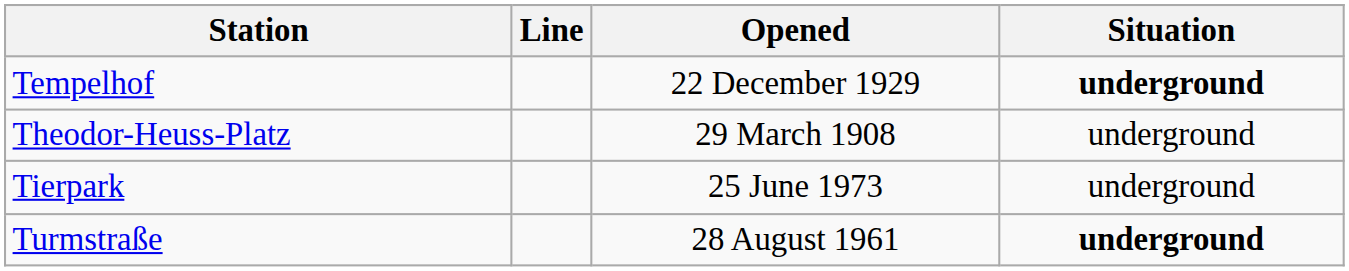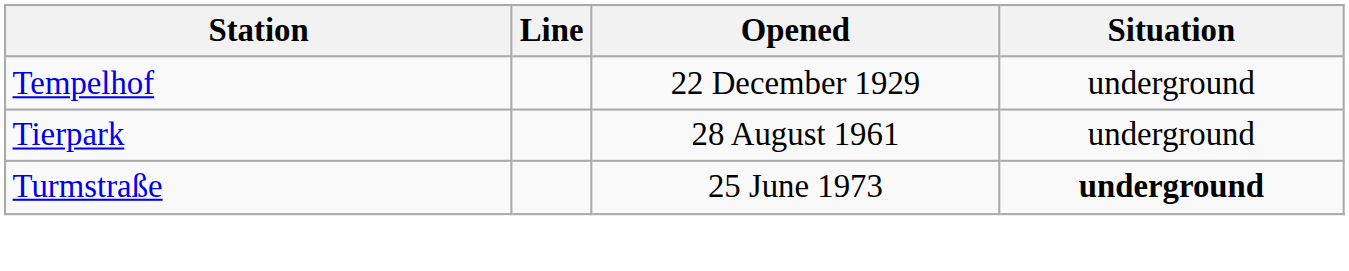(1171, 82) bold -> (1171, 82) normal
- row: (152, 134)
(795, 186) 25 June 1973 -> (795, 134) 28 August 1961
(795, 238) 28 August 1961 -> (795, 186) 25 June 1973
